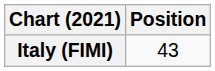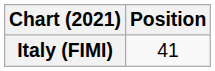(168, 50) 43 -> (168, 50) 41
